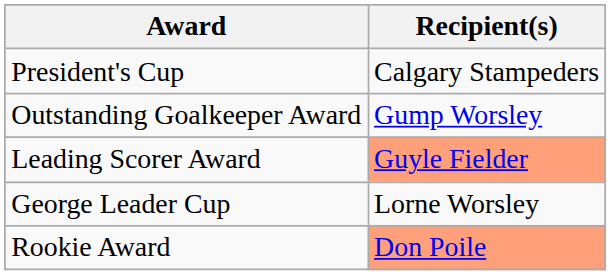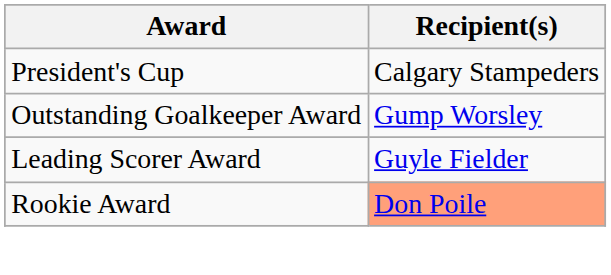(451, 159) lightsalmon background -> (451, 159) no background
- row: (121, 203)
